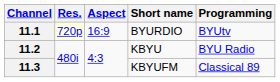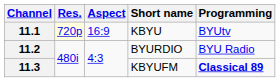(157, 31) BYURDIO -> (146, 31) KBYU
(146, 49) KBYU -> (157, 49) BYURDIO
(229, 67) normal -> (231, 67) bold
